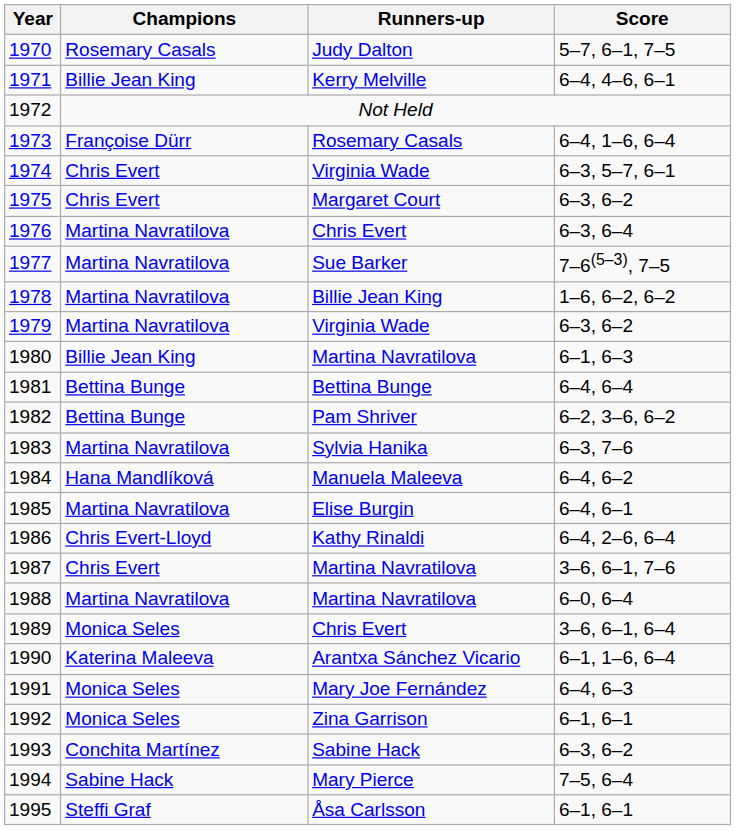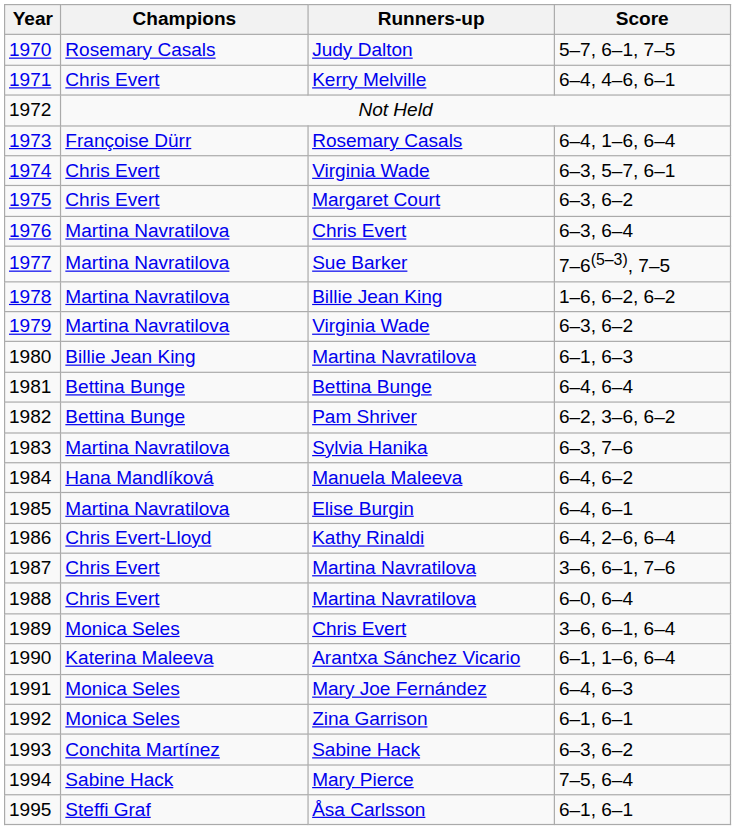(130, 79) Billie Jean King -> (112, 79) Chris Evert
(147, 598) Martina Navratilova -> (112, 598) Chris Evert
